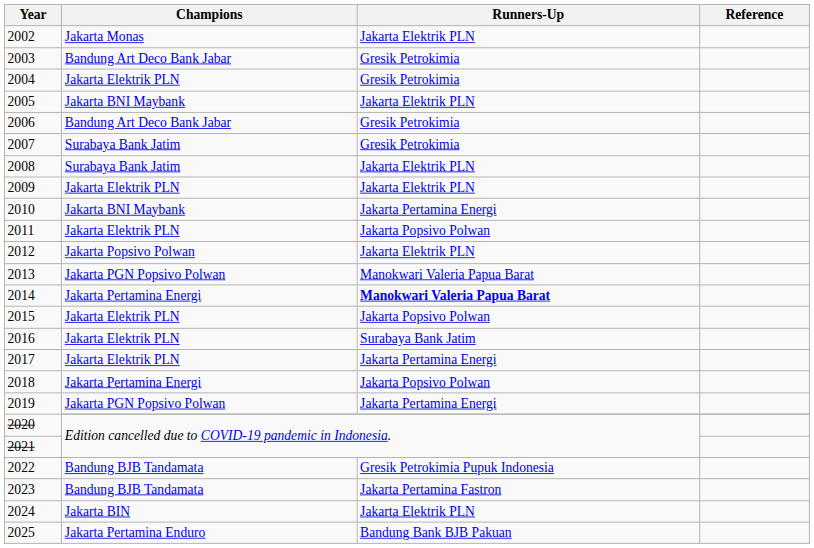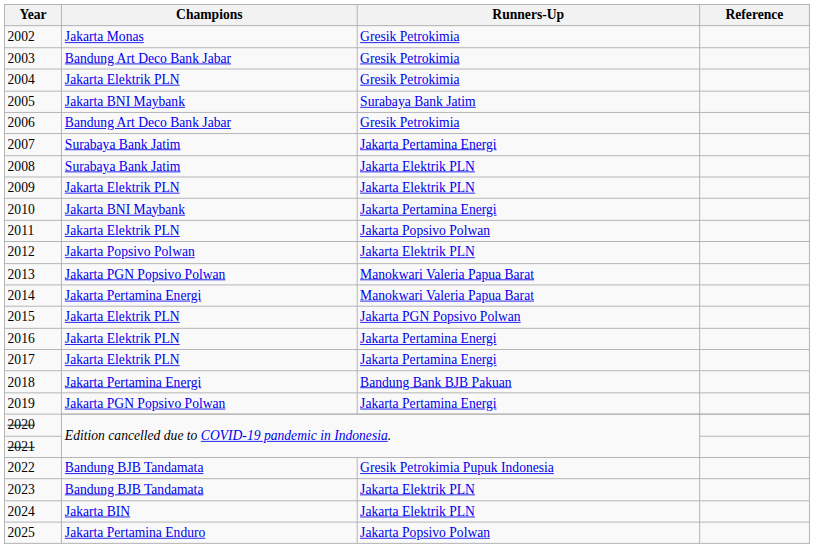(418, 36) Jakarta Elektrik PLN -> (410, 36) Gresik Petrokimia
(418, 101) Jakarta Elektrik PLN -> (418, 101) Surabaya Bank Jatim
(410, 144) Gresik Petrokimia -> (428, 144) Jakarta Pertamina Energi
(455, 295) bold -> (447, 295) normal
(425, 317) Jakarta Popsivo Polwan -> (440, 317) Jakarta PGN Popsivo Polwan
(418, 338) Surabaya Bank Jatim -> (428, 338) Jakarta Pertamina Energi
(425, 381) Jakarta Popsivo Polwan -> (436, 381) Bandung Bank BJB Pakuan
(431, 489) Jakarta Pertamina Fastron -> (418, 489) Jakarta Elektrik PLN
(436, 532) Bandung Bank BJB Pakuan -> (425, 532) Jakarta Popsivo Polwan
